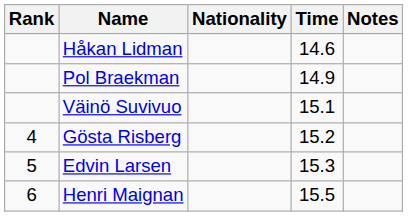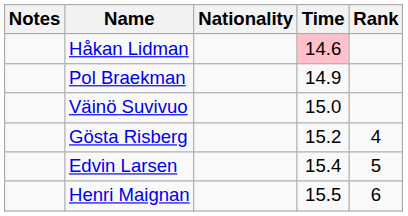columns swapped: (32, 19) <-> (373, 19)
(317, 48) no background -> (323, 48) pink background
(317, 107) 15.1 -> (323, 107) 15.0
(317, 166) 15.3 -> (323, 166) 15.4
